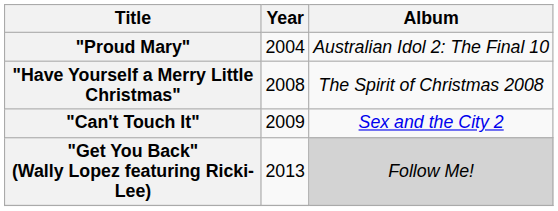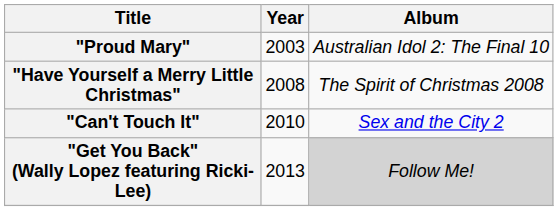(285, 46) 2004 -> (285, 46) 2003
(285, 123) 2009 -> (285, 123) 2010
